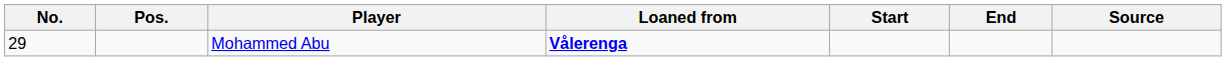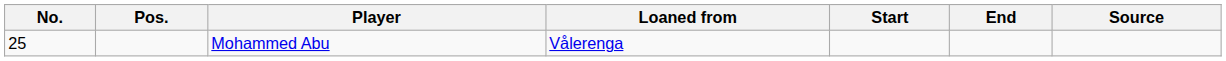(17, 43) 29 -> (17, 43) 25
(588, 43) bold -> (586, 43) normal
